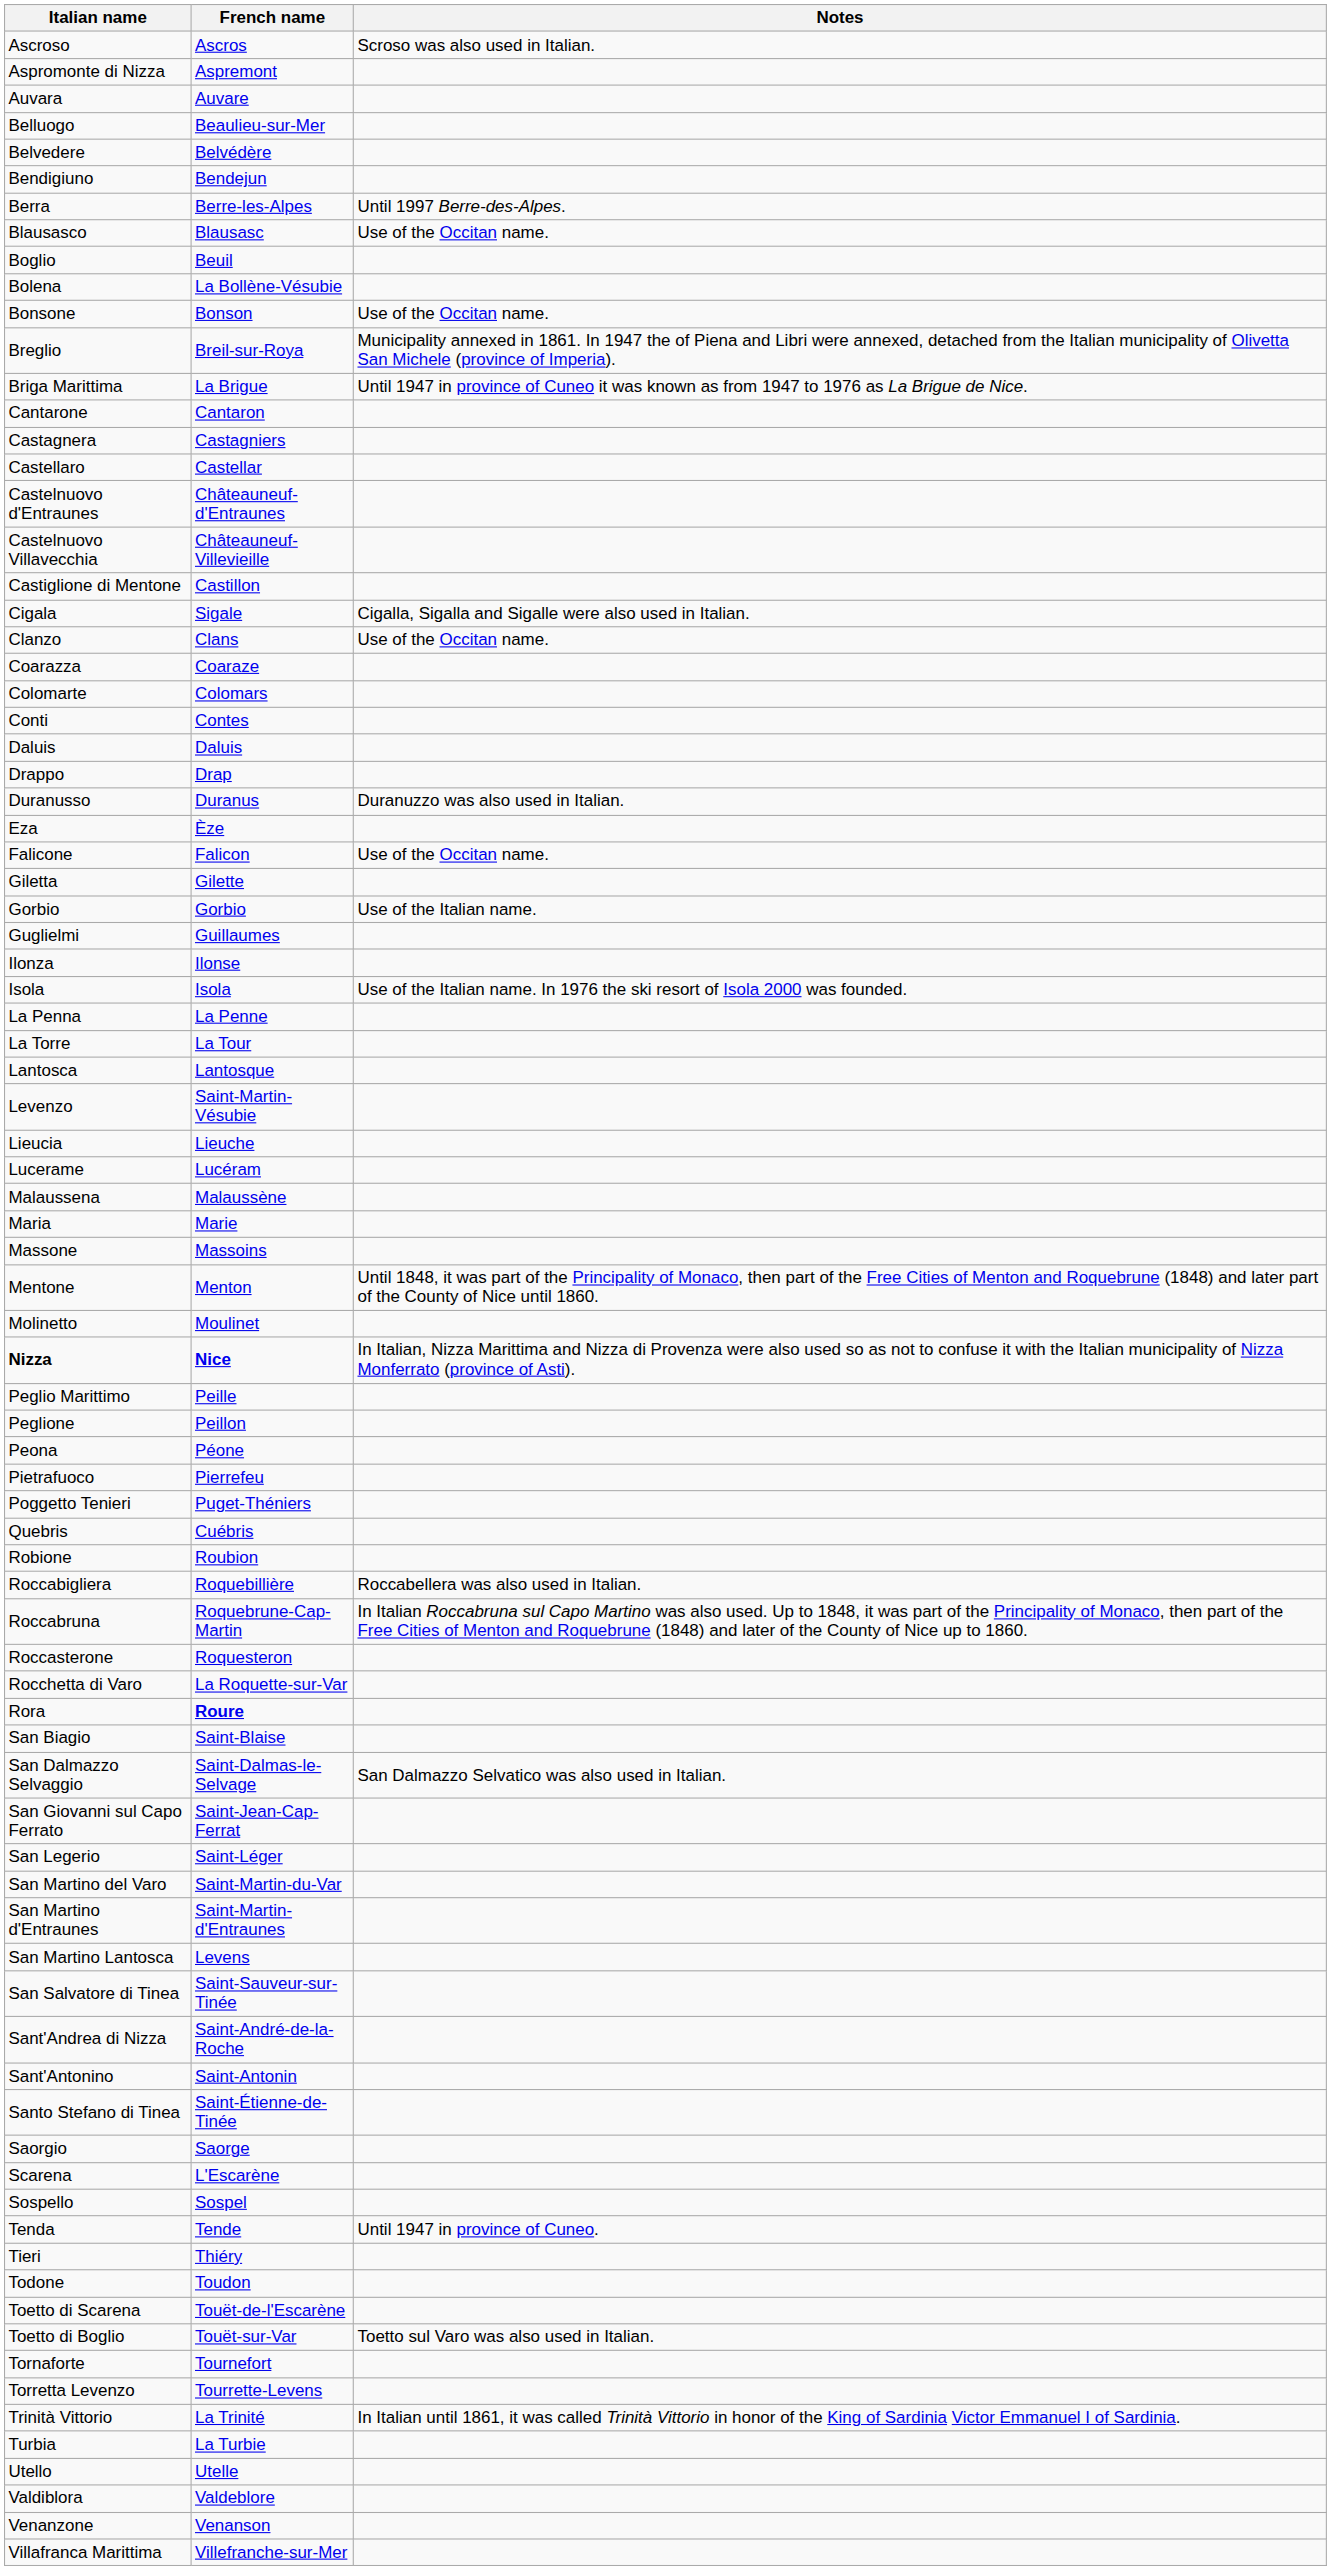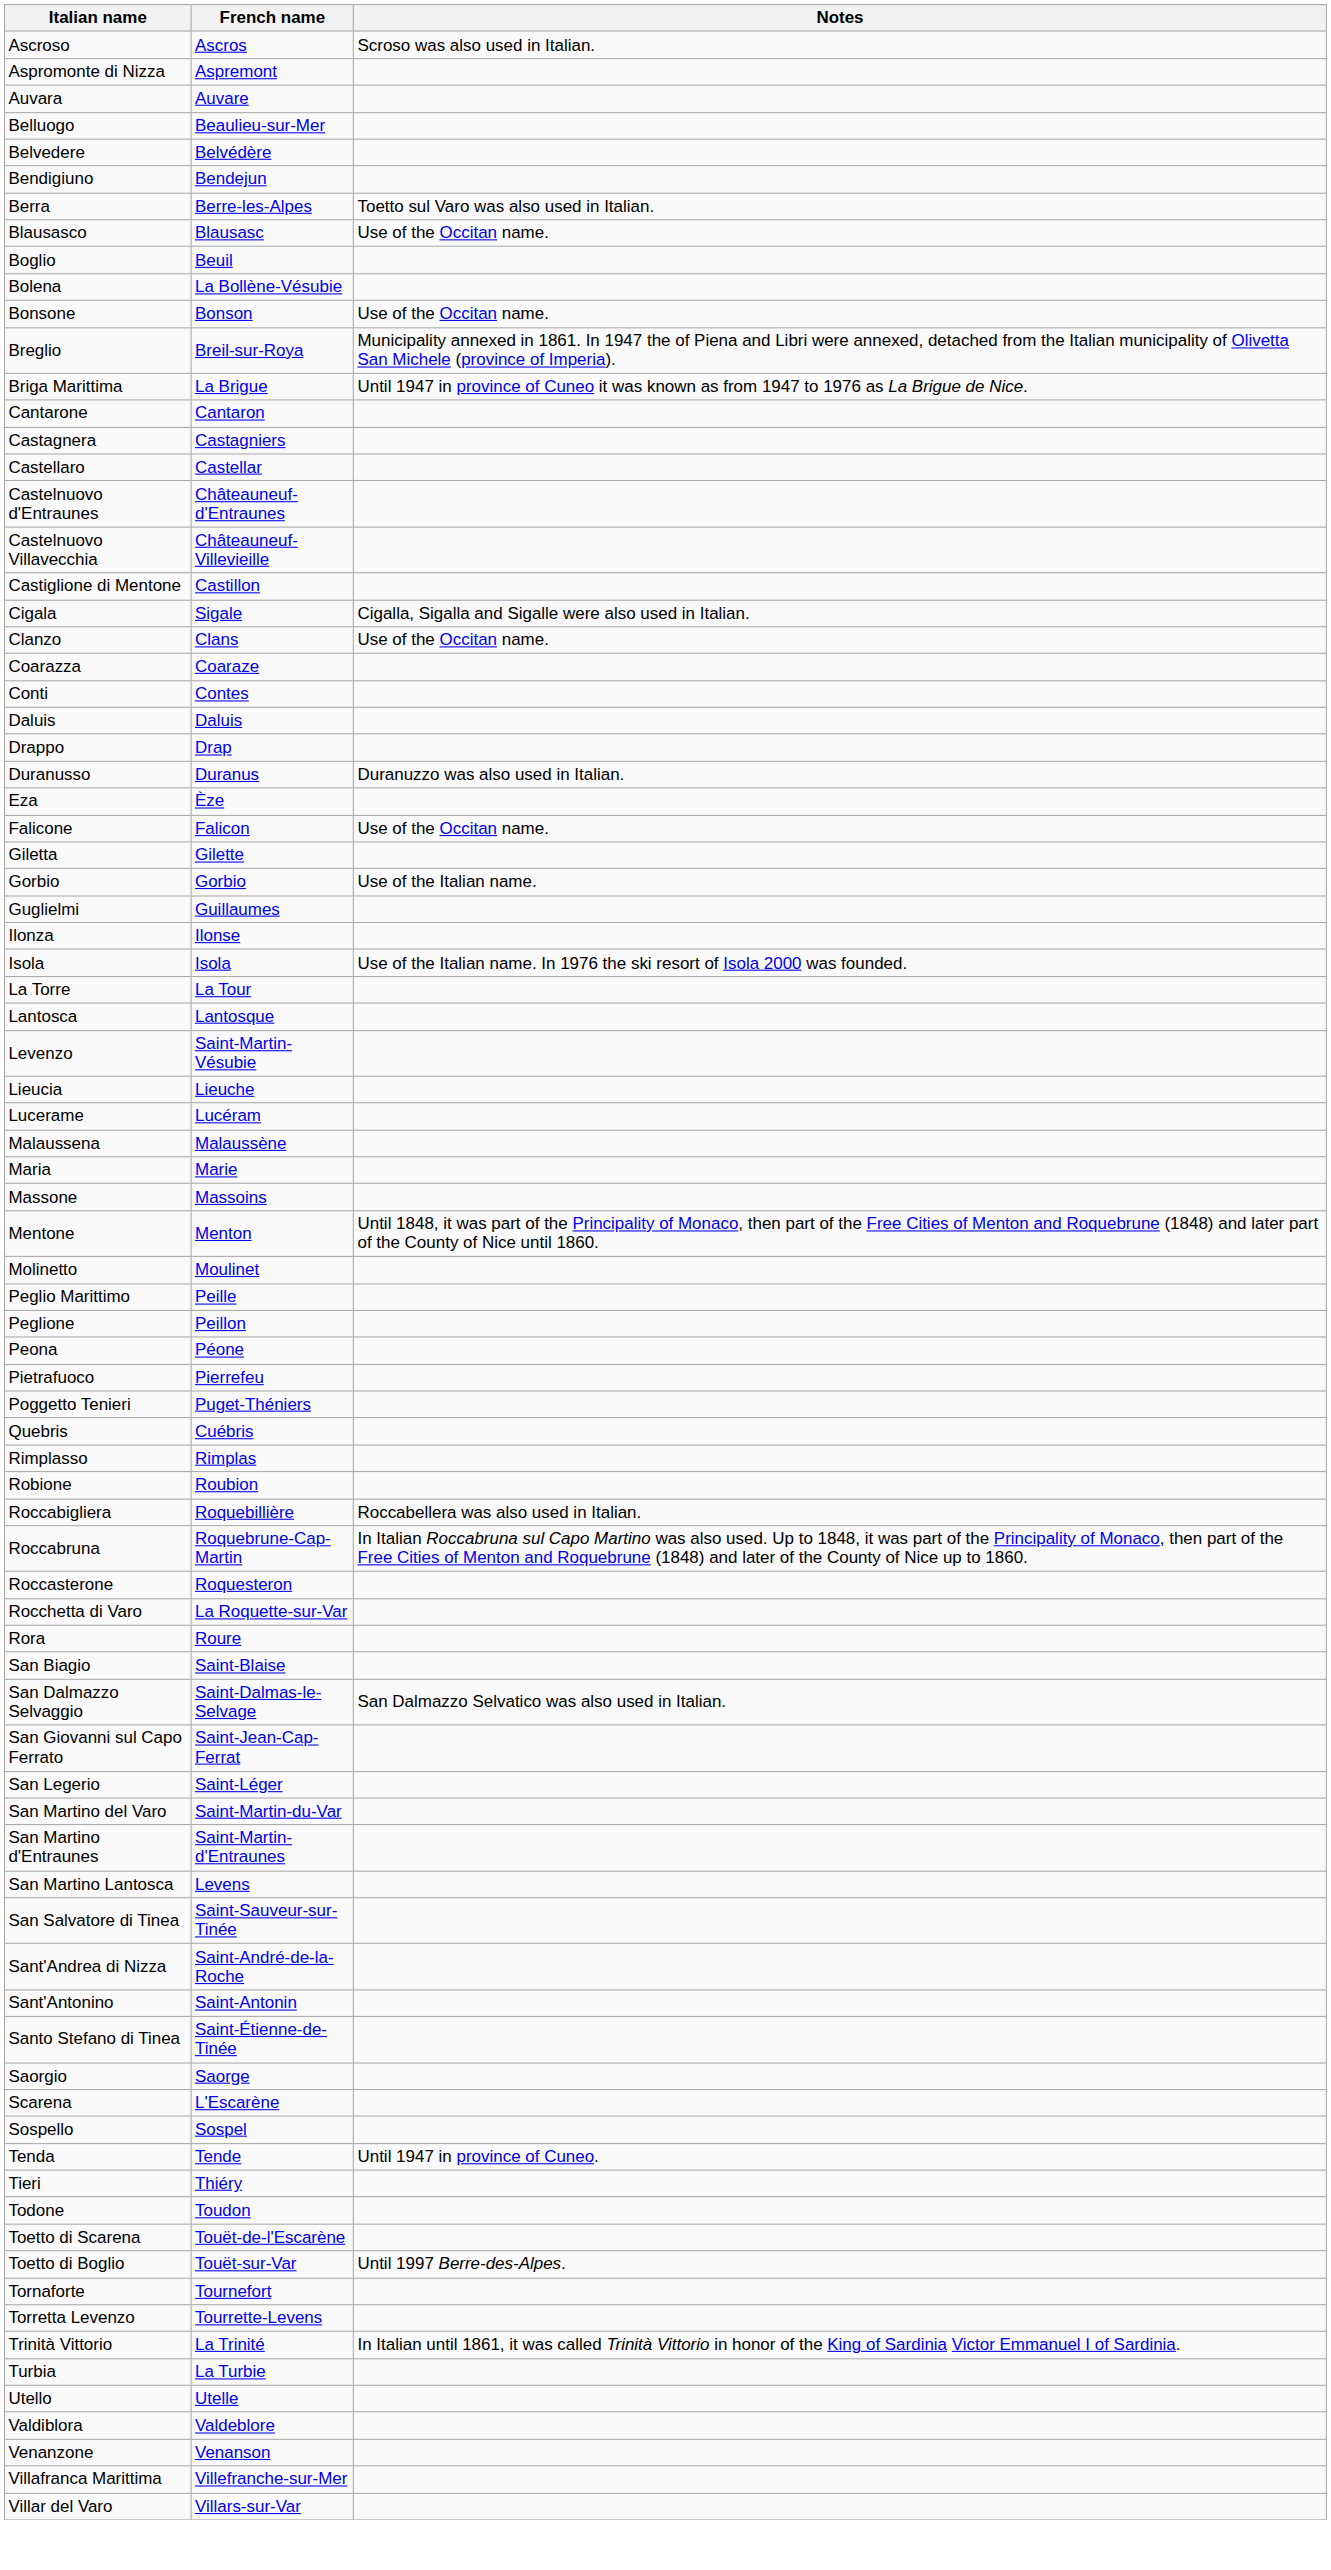(462, 206) Until 1997 Berre-des-Alpes. -> (506, 206) Toetto sul Varo was also used in Italian.
- row: (48, 693)
- row: (45, 1016)
- row: (30, 1360)
+ row: (48, 1458)
(220, 1711) bold -> (218, 1638) normal
(506, 2337) Toetto sul Varo was also used in Italian. -> (462, 2264) Until 1997 Berre-des-Alpes.
+ row: (60, 2506)
